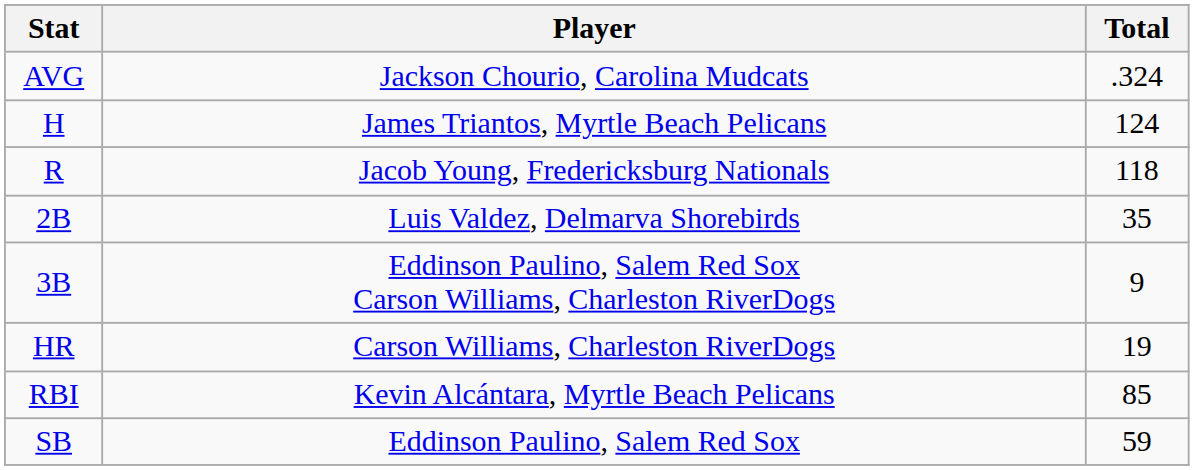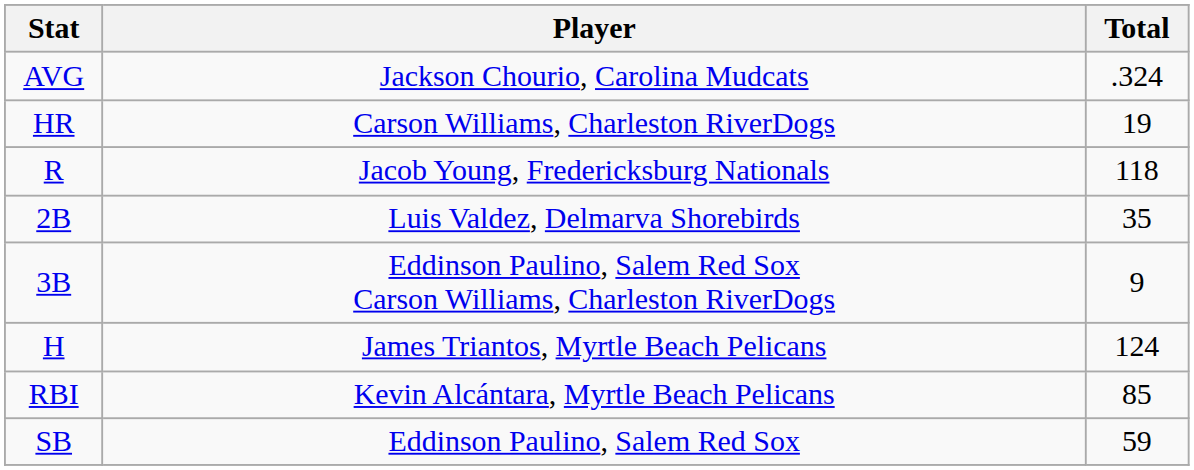rows swapped: (54, 123) <-> (54, 346)
